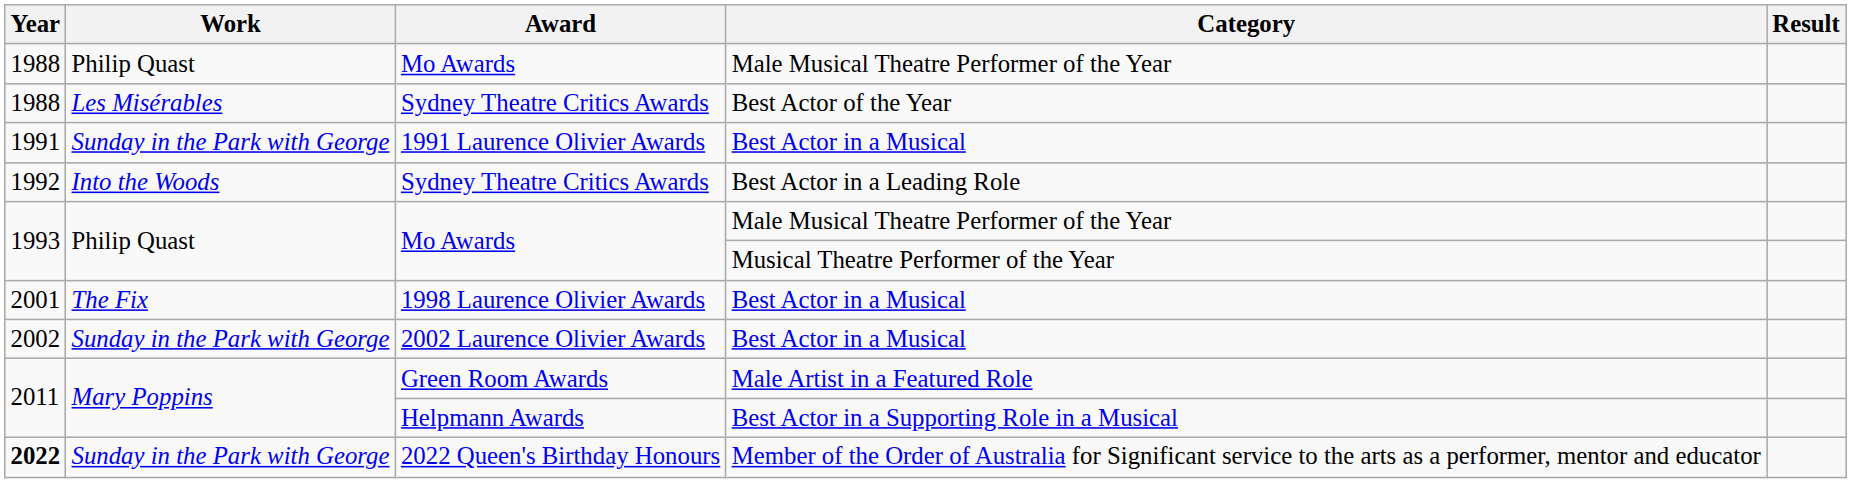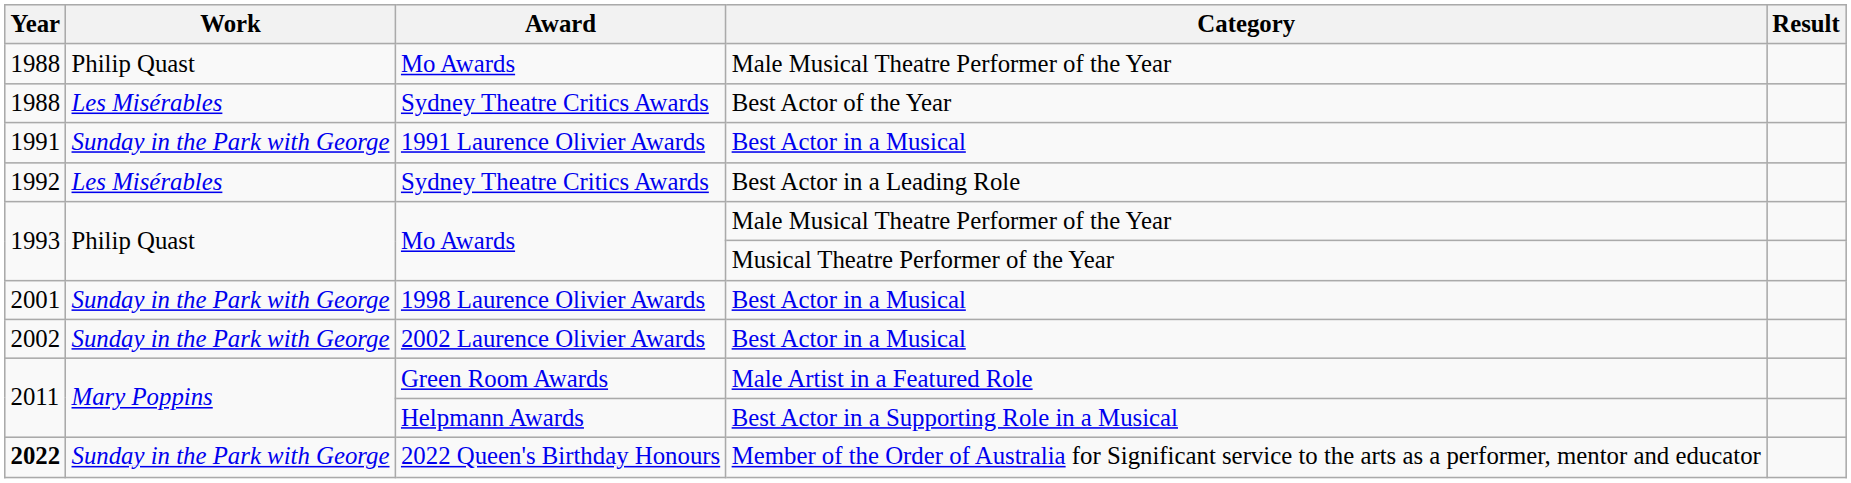(145, 181) Into the Woods -> (147, 181) Les Misérables
(110, 299) The Fix -> (231, 299) Sunday in the Park with George
